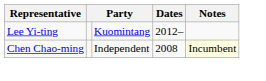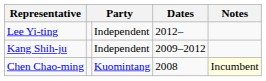(122, 31) Kuomintang -> (122, 31) Independent
+ row: (37, 48)
(122, 48) Independent -> (122, 66) Kuomintang
